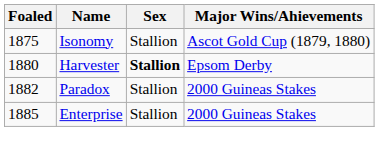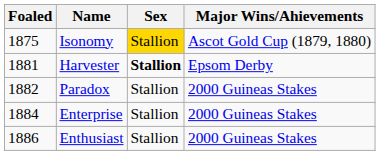(154, 41) no background -> (154, 41) gold background
(23, 65) 1880 -> (23, 65) 1881
(23, 114) 1885 -> (23, 114) 1884
+ row: (91, 138)
